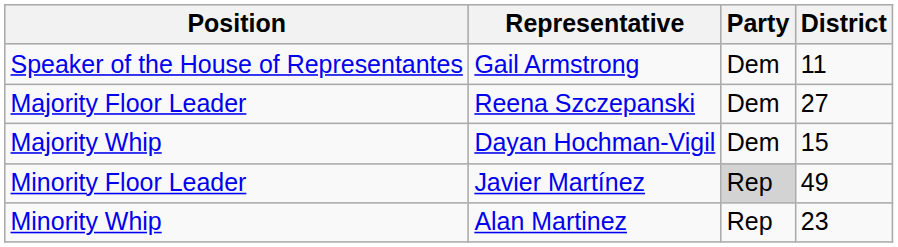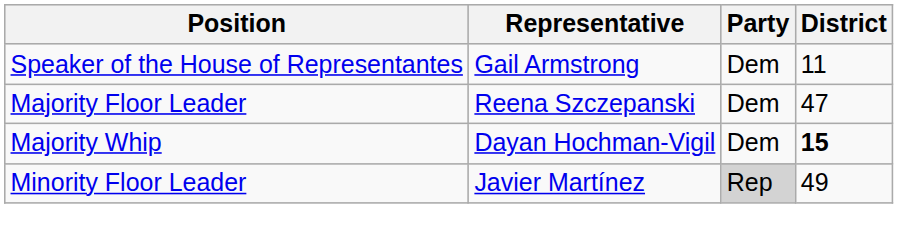(815, 103) 27 -> (815, 103) 47
(815, 143) normal -> (815, 143) bold
- row: (86, 222)
